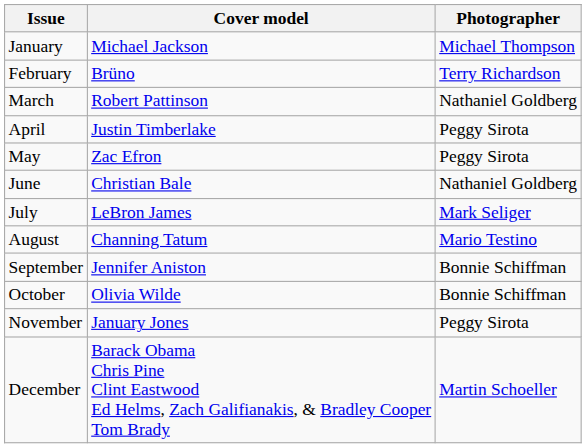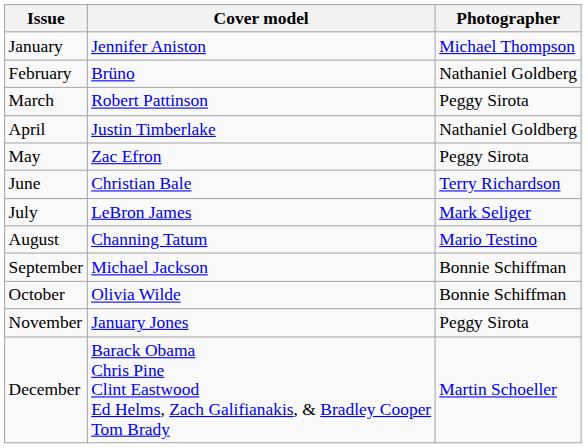(150, 45) Michael Jackson -> (149, 45) Jennifer Aniston
(500, 73) Terry Richardson -> (508, 73) Nathaniel Goldberg
(508, 101) Nathaniel Goldberg -> (484, 101) Peggy Sirota
(484, 128) Peggy Sirota -> (508, 128) Nathaniel Goldberg
(508, 184) Nathaniel Goldberg -> (500, 184) Terry Richardson
(149, 267) Jennifer Aniston -> (150, 267) Michael Jackson
